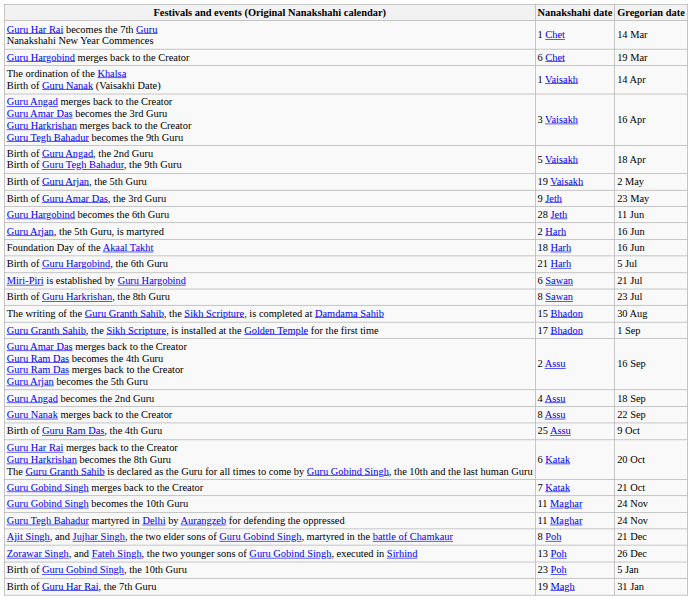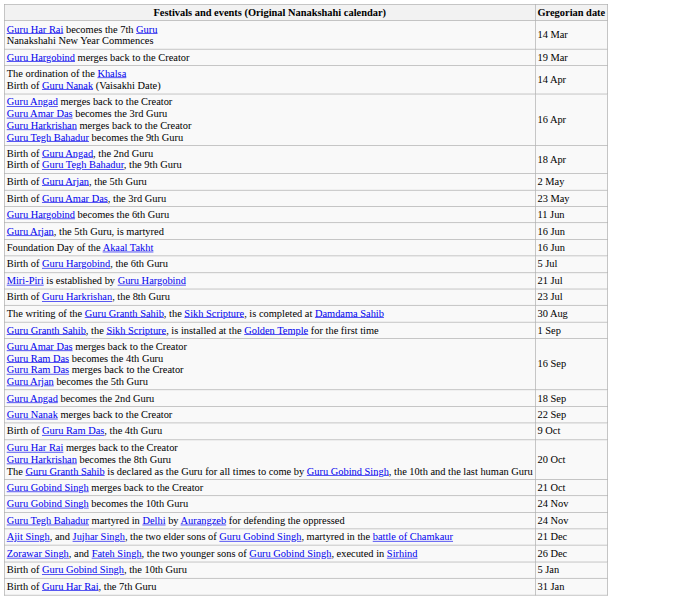- column: (575, 12)
